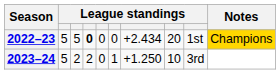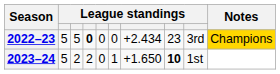(174, 39) 20 -> (174, 39) 23
(195, 39) 1st -> (196, 39) 3rd
(143, 59) +1.250 -> (143, 59) +1.650
(174, 59) normal -> (174, 59) bold
(196, 59) 3rd -> (195, 59) 1st
